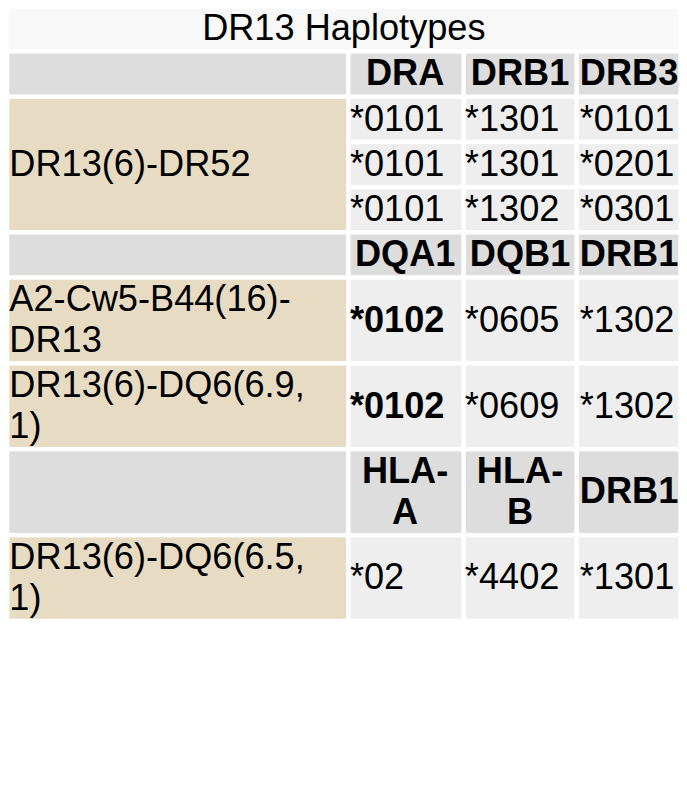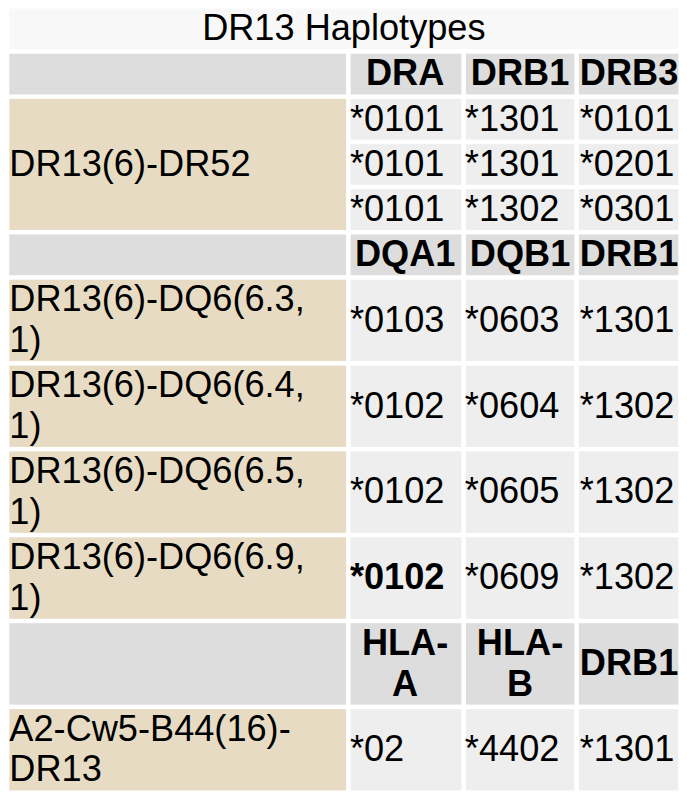+ row: (512, 319)
+ row: (512, 405)
(150, 319) A2-Cw5-B44(16)-DR13 -> (157, 491) DR13(6)-DQ6(6.5, 1)
(397, 319) bold -> (397, 491) normal
(157, 577) DR13(6)-DQ6(6.5, 1) -> (150, 749) A2-Cw5-B44(16)-DR13
